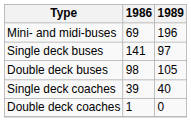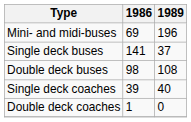(164, 51) 97 -> (164, 51) 37
(167, 70) 105 -> (167, 70) 108
